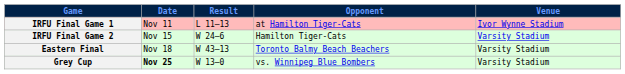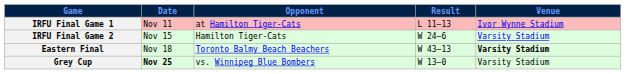columns swapped: (365, 11) <-> (224, 11)
(513, 50) normal -> (513, 50) bold
